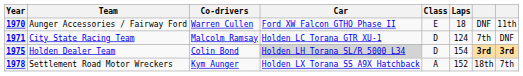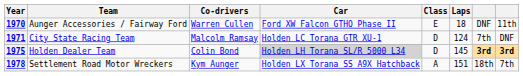(461, 51) 154 -> (461, 51) 145
(461, 64) 152 -> (461, 64) 151
